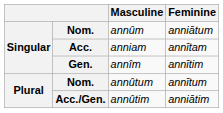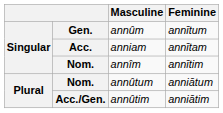(80, 30) Nom. -> (80, 30) Gen.
(191, 30) anniātum -> (188, 30) annītum
(80, 64) Gen. -> (80, 64) Nom.
(188, 82) annītum -> (191, 82) anniātum
